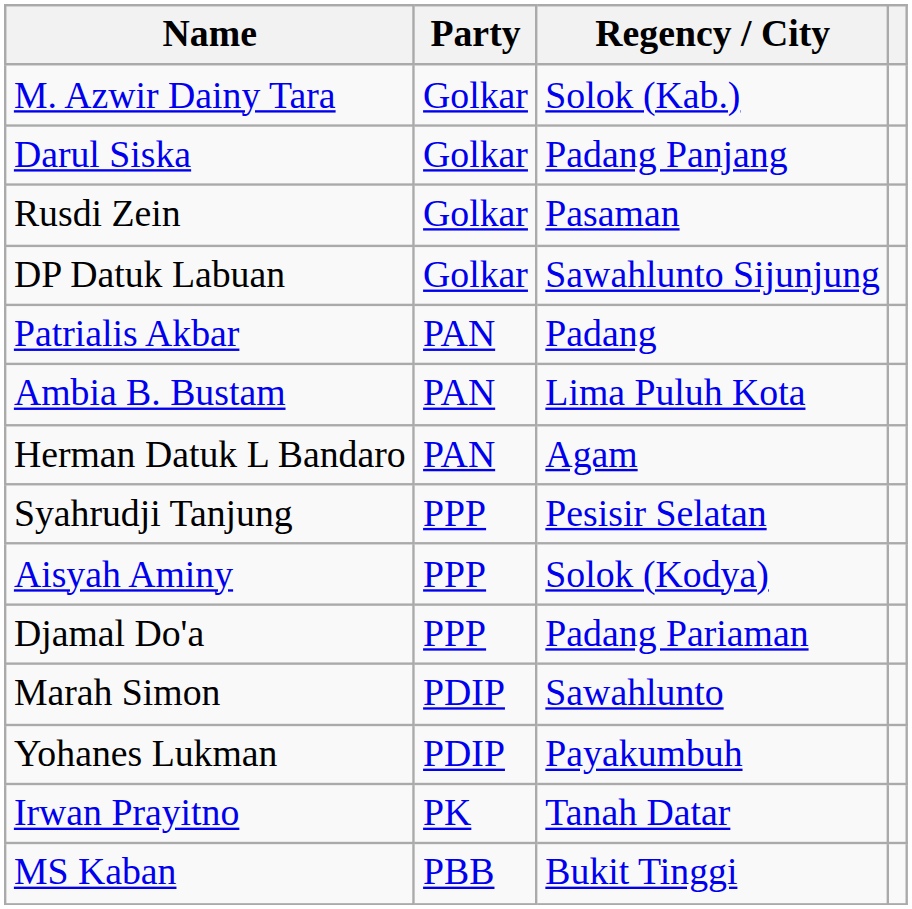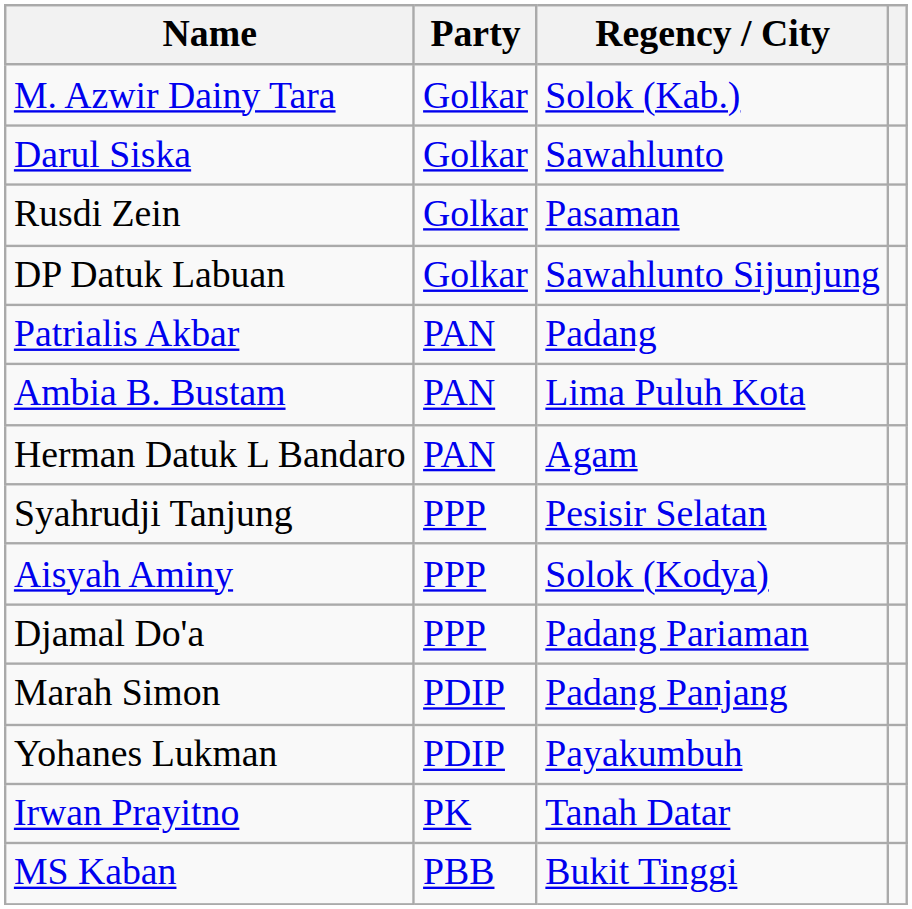(666, 154) Padang Panjang -> (635, 154) Sawahlunto
(635, 693) Sawahlunto -> (666, 693) Padang Panjang
